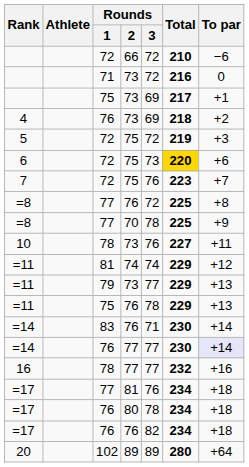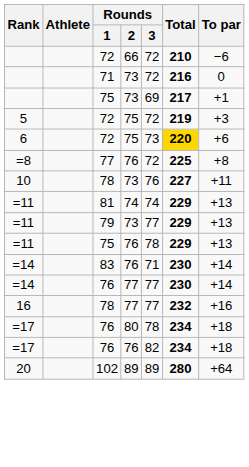- row: (23, 118)
- row: (23, 181)
- row: (23, 222)
(221, 264) +12 -> (221, 202) +13
(221, 347) lavender background -> (221, 285) no background
- row: (23, 389)
